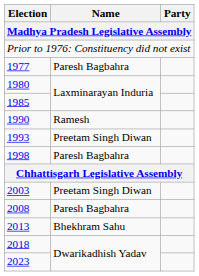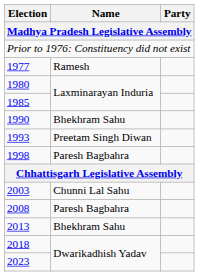(91, 66) Paresh Bagbahra -> (71, 66) Ramesh
(71, 119) Ramesh -> (89, 119) Bhekhram Sahu
(102, 191) Preetam Singh Diwan -> (91, 191) Chunni Lal Sahu
